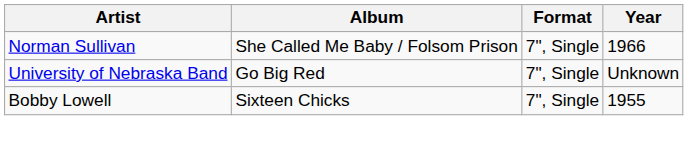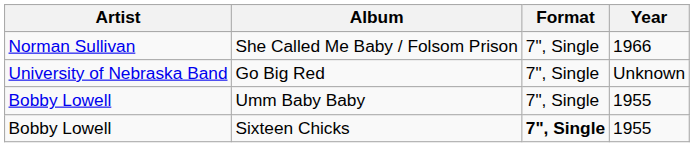+ row: (300, 100)
(563, 100) normal -> (565, 127) bold
